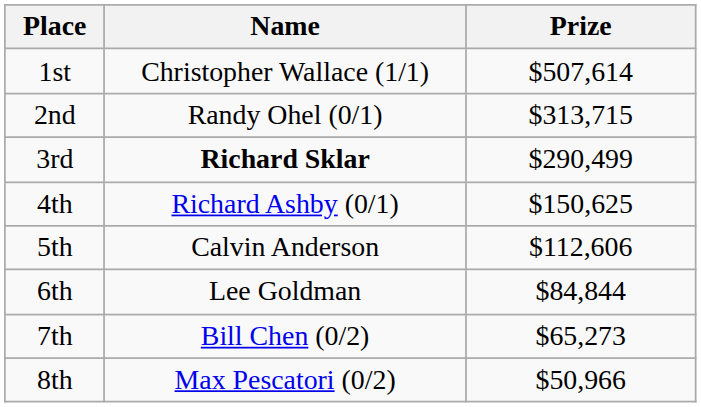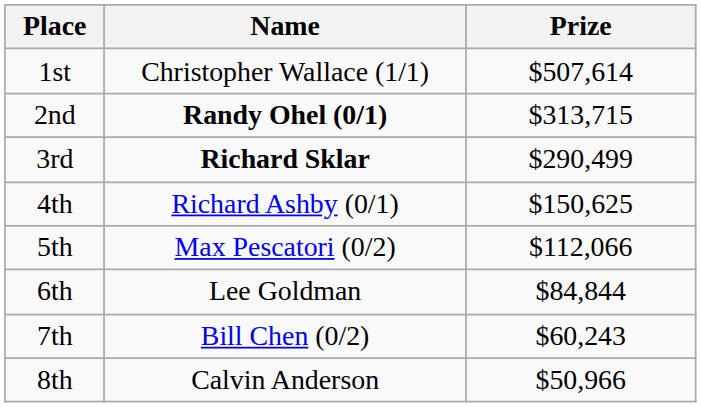(285, 114) normal -> (285, 114) bold
(285, 247) Calvin Anderson -> (285, 247) Max Pescatori (0/2)
(581, 247) $112,606 -> (581, 247) $112,066
(581, 335) $65,273 -> (581, 335) $60,243
(285, 379) Max Pescatori (0/2) -> (285, 379) Calvin Anderson
